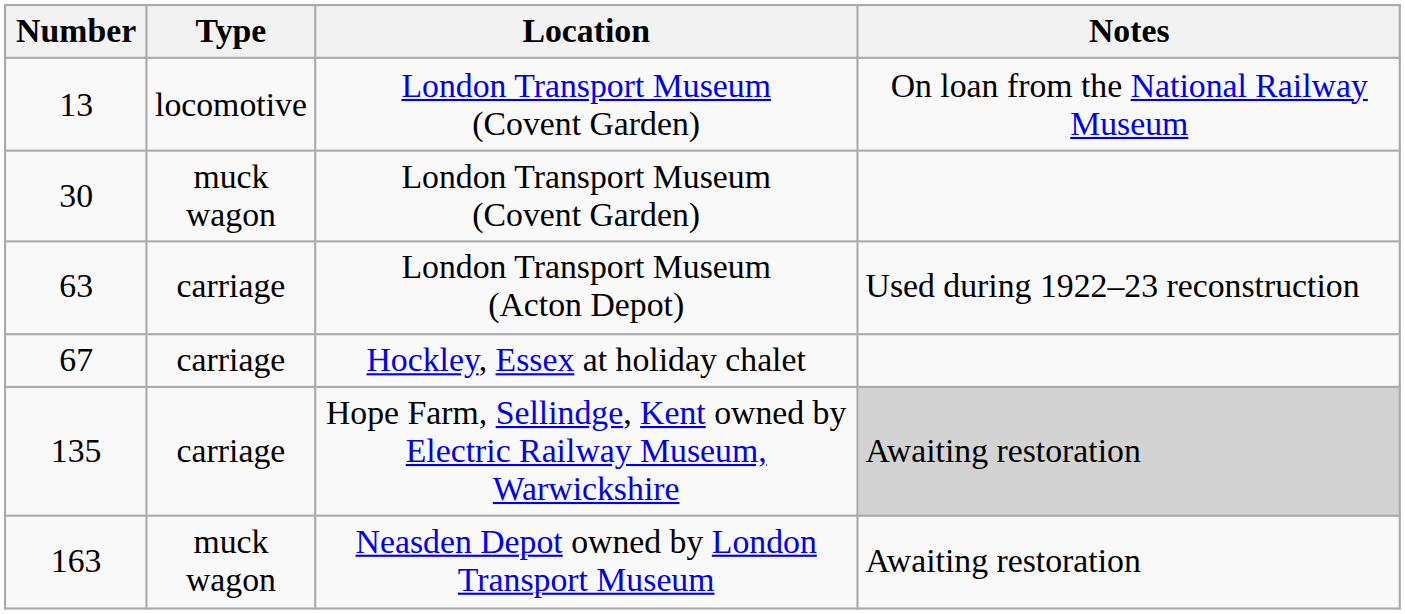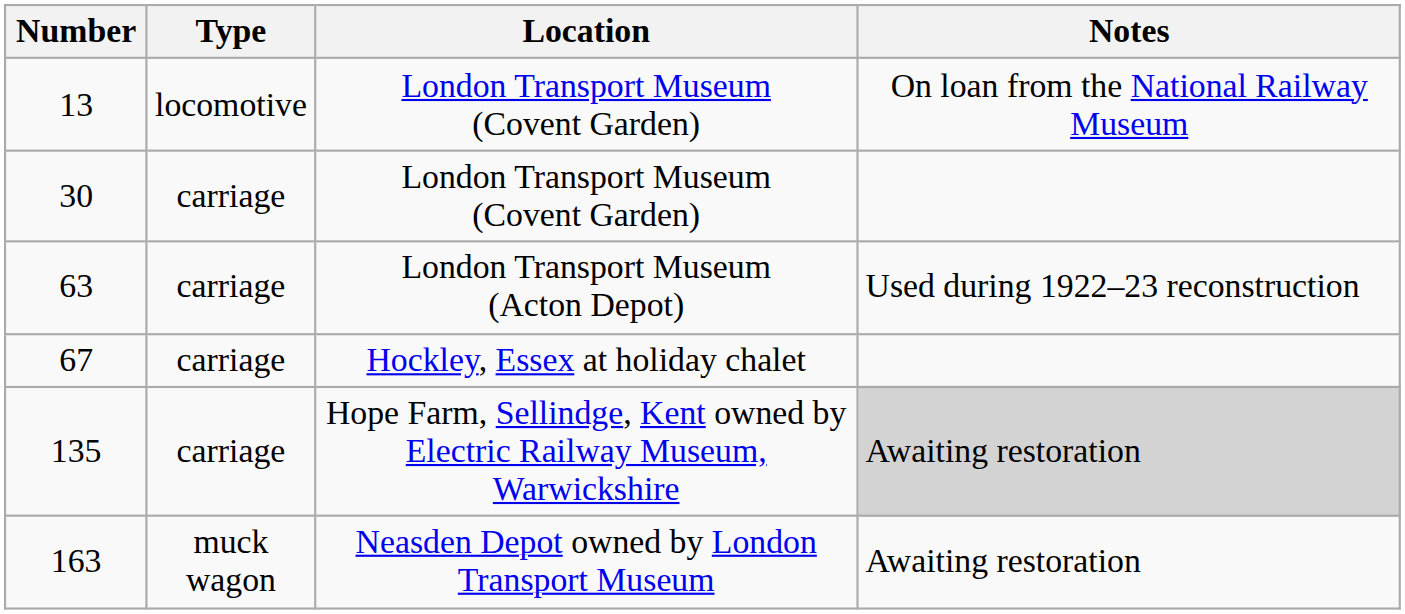(231, 195) muck wagon -> (231, 195) carriage
